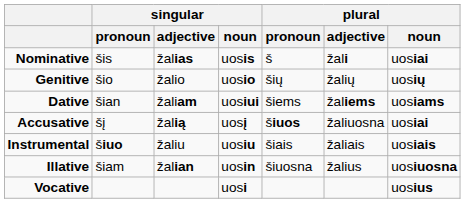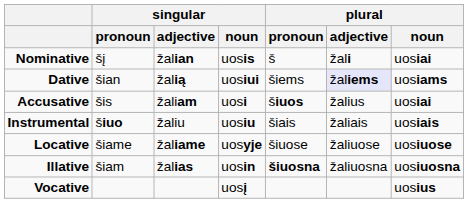(104, 58) šis -> (100, 58) šį
(175, 58) žalias -> (175, 58) žalian
- row: (62, 79)
(177, 101) žaliam -> (171, 79) žalią
(351, 101) no background -> (354, 79) lavender background
(100, 123) šį -> (104, 101) šis
(171, 123) žalią -> (177, 101) žaliam
(234, 123) uosį -> (234, 101) uosi
(356, 123) žaliuosna -> (347, 101) žalius
+ row: (62, 144)
(175, 166) žalian -> (175, 166) žalias
(289, 166) normal -> (294, 166) bold
(344, 166) žalius -> (359, 166) žaliuosna
(234, 187) uosi -> (234, 187) uosį
